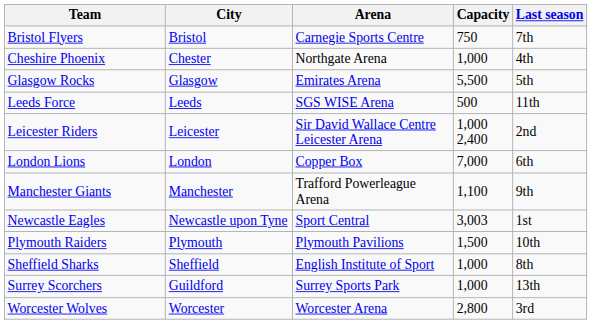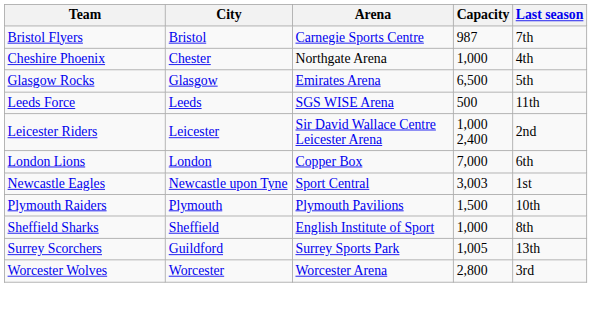(467, 37) 750 -> (467, 37) 987
(472, 80) 5,500 -> (472, 80) 6,500
- row: (59, 191)
(472, 286) 1,000 -> (472, 249) 1,005
